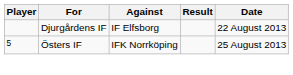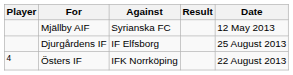+ row: (65, 28)
(252, 28) 22 August 2013 -> (252, 43) 25 August 2013
(9, 43) 5 -> (9, 58) 4
(252, 45) 25 August 2013 -> (252, 60) 22 August 2013
